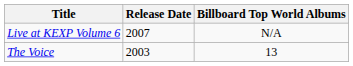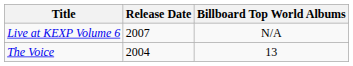(138, 52) 2003 -> (138, 52) 2004
